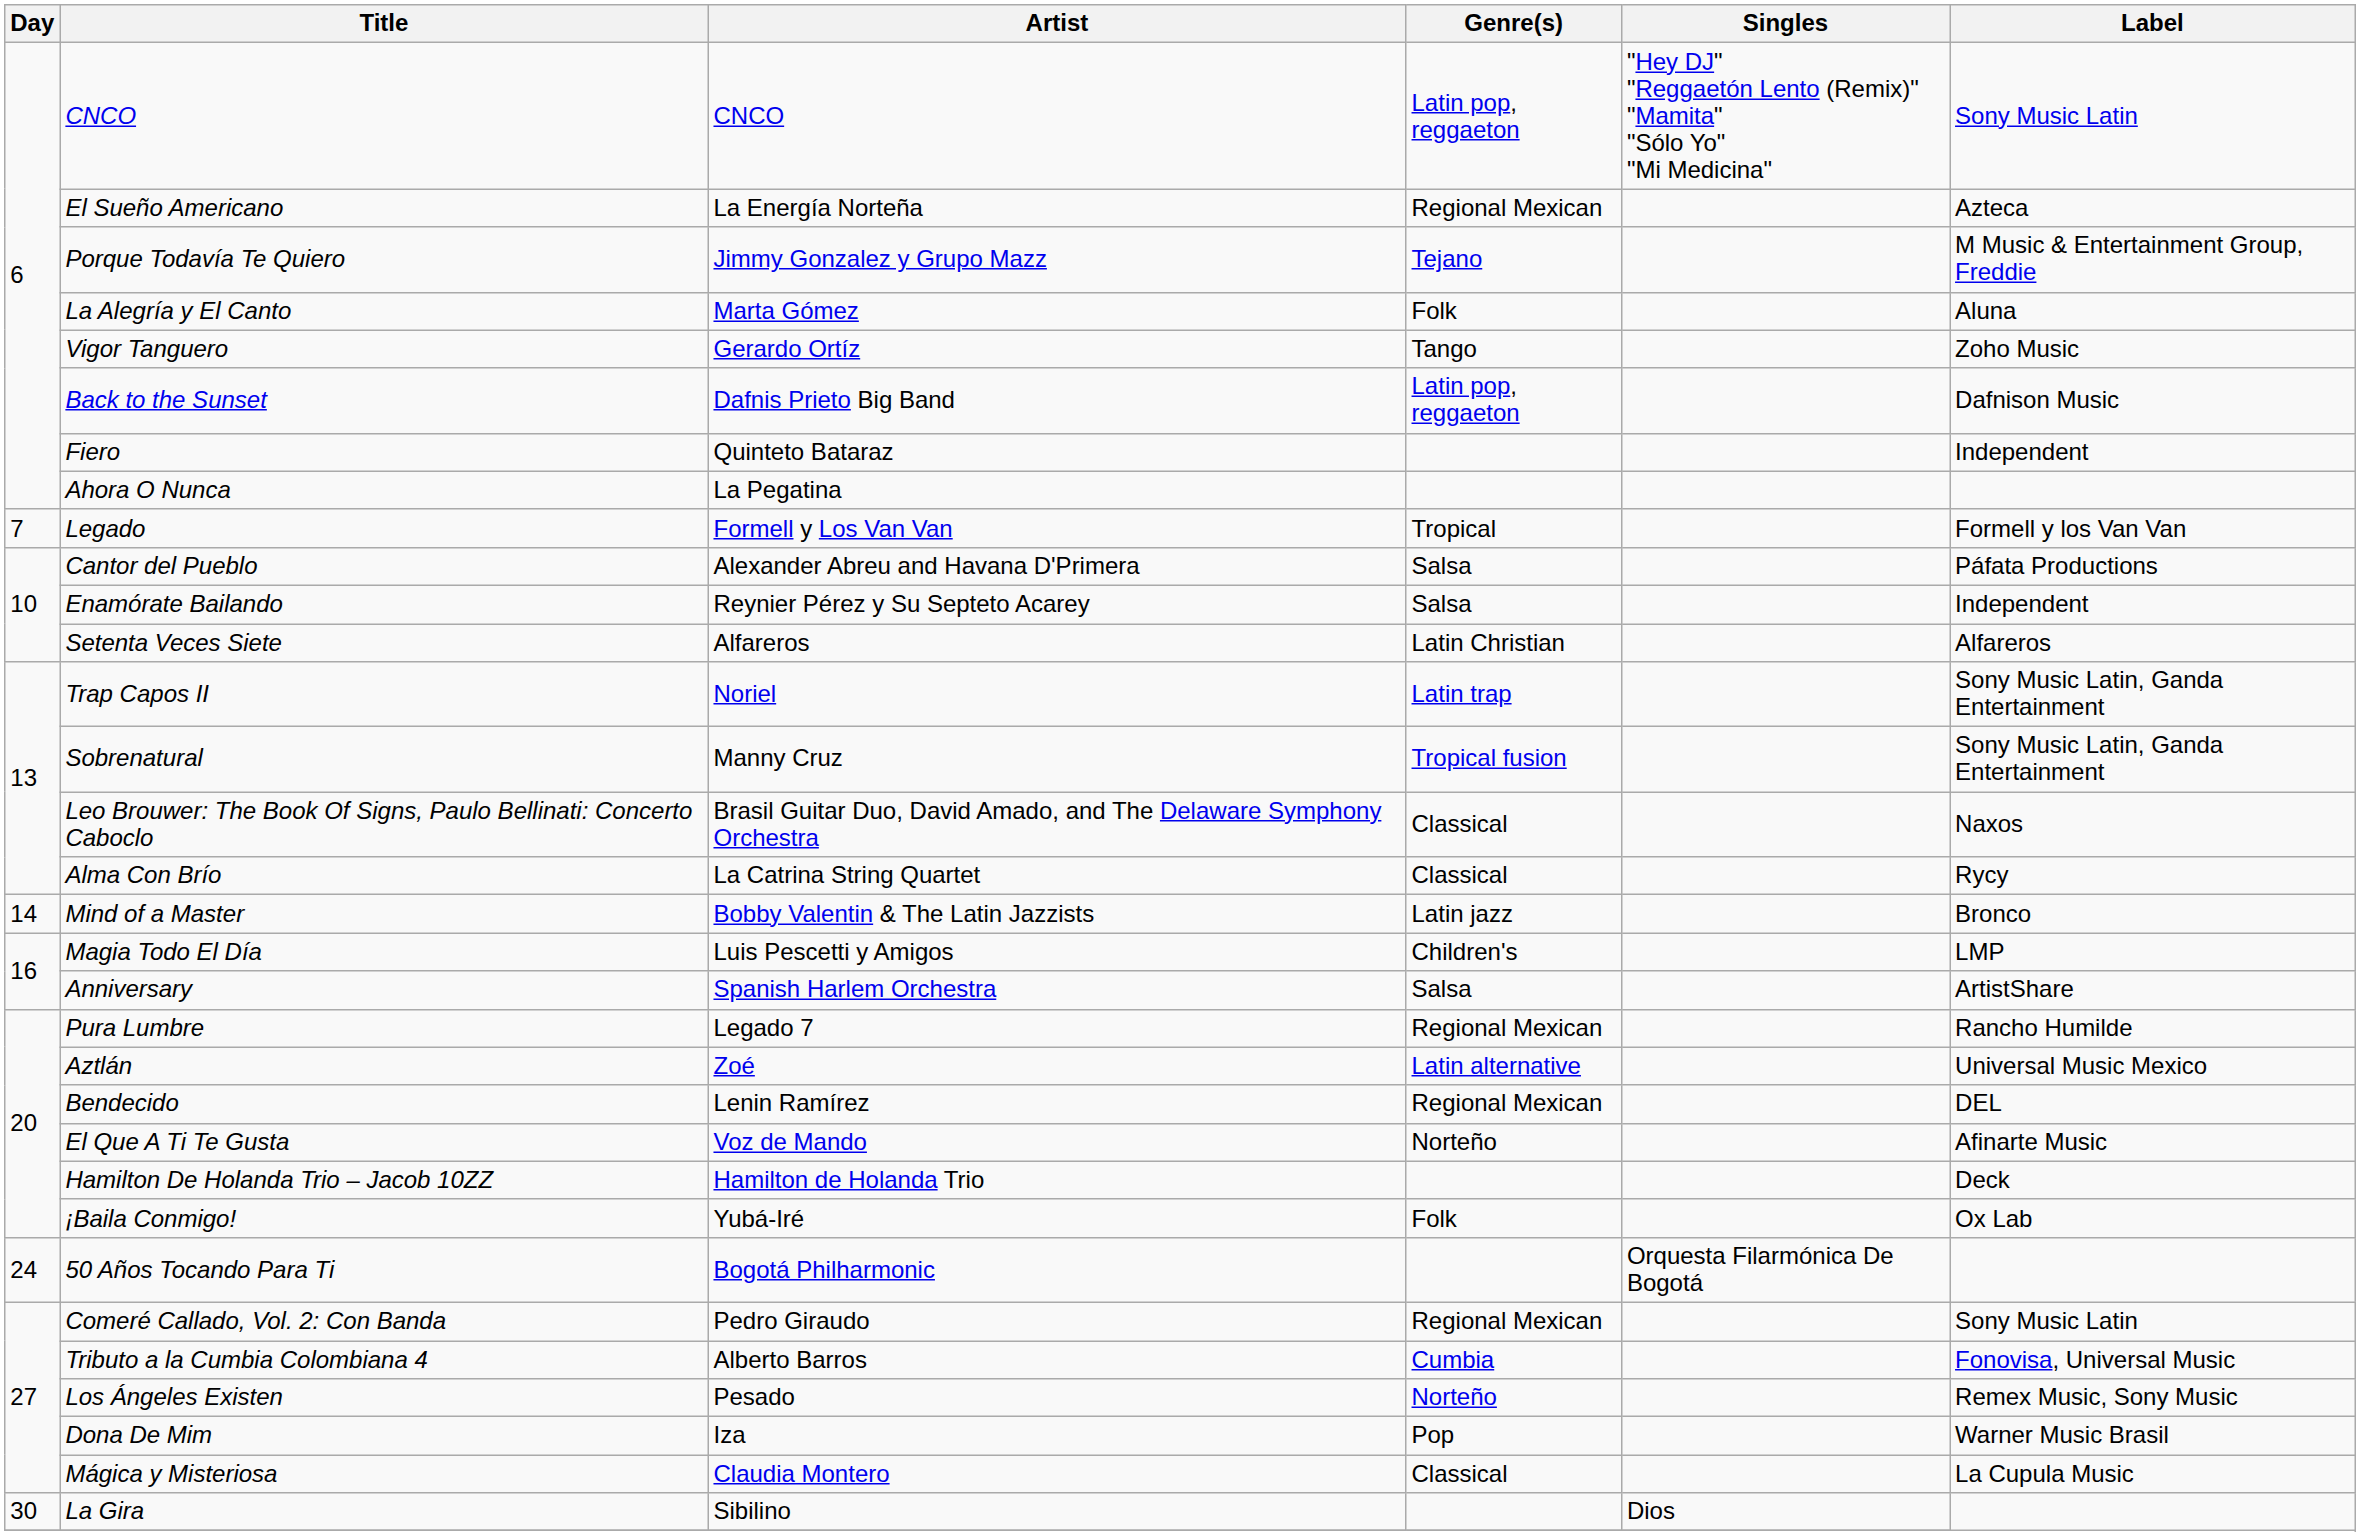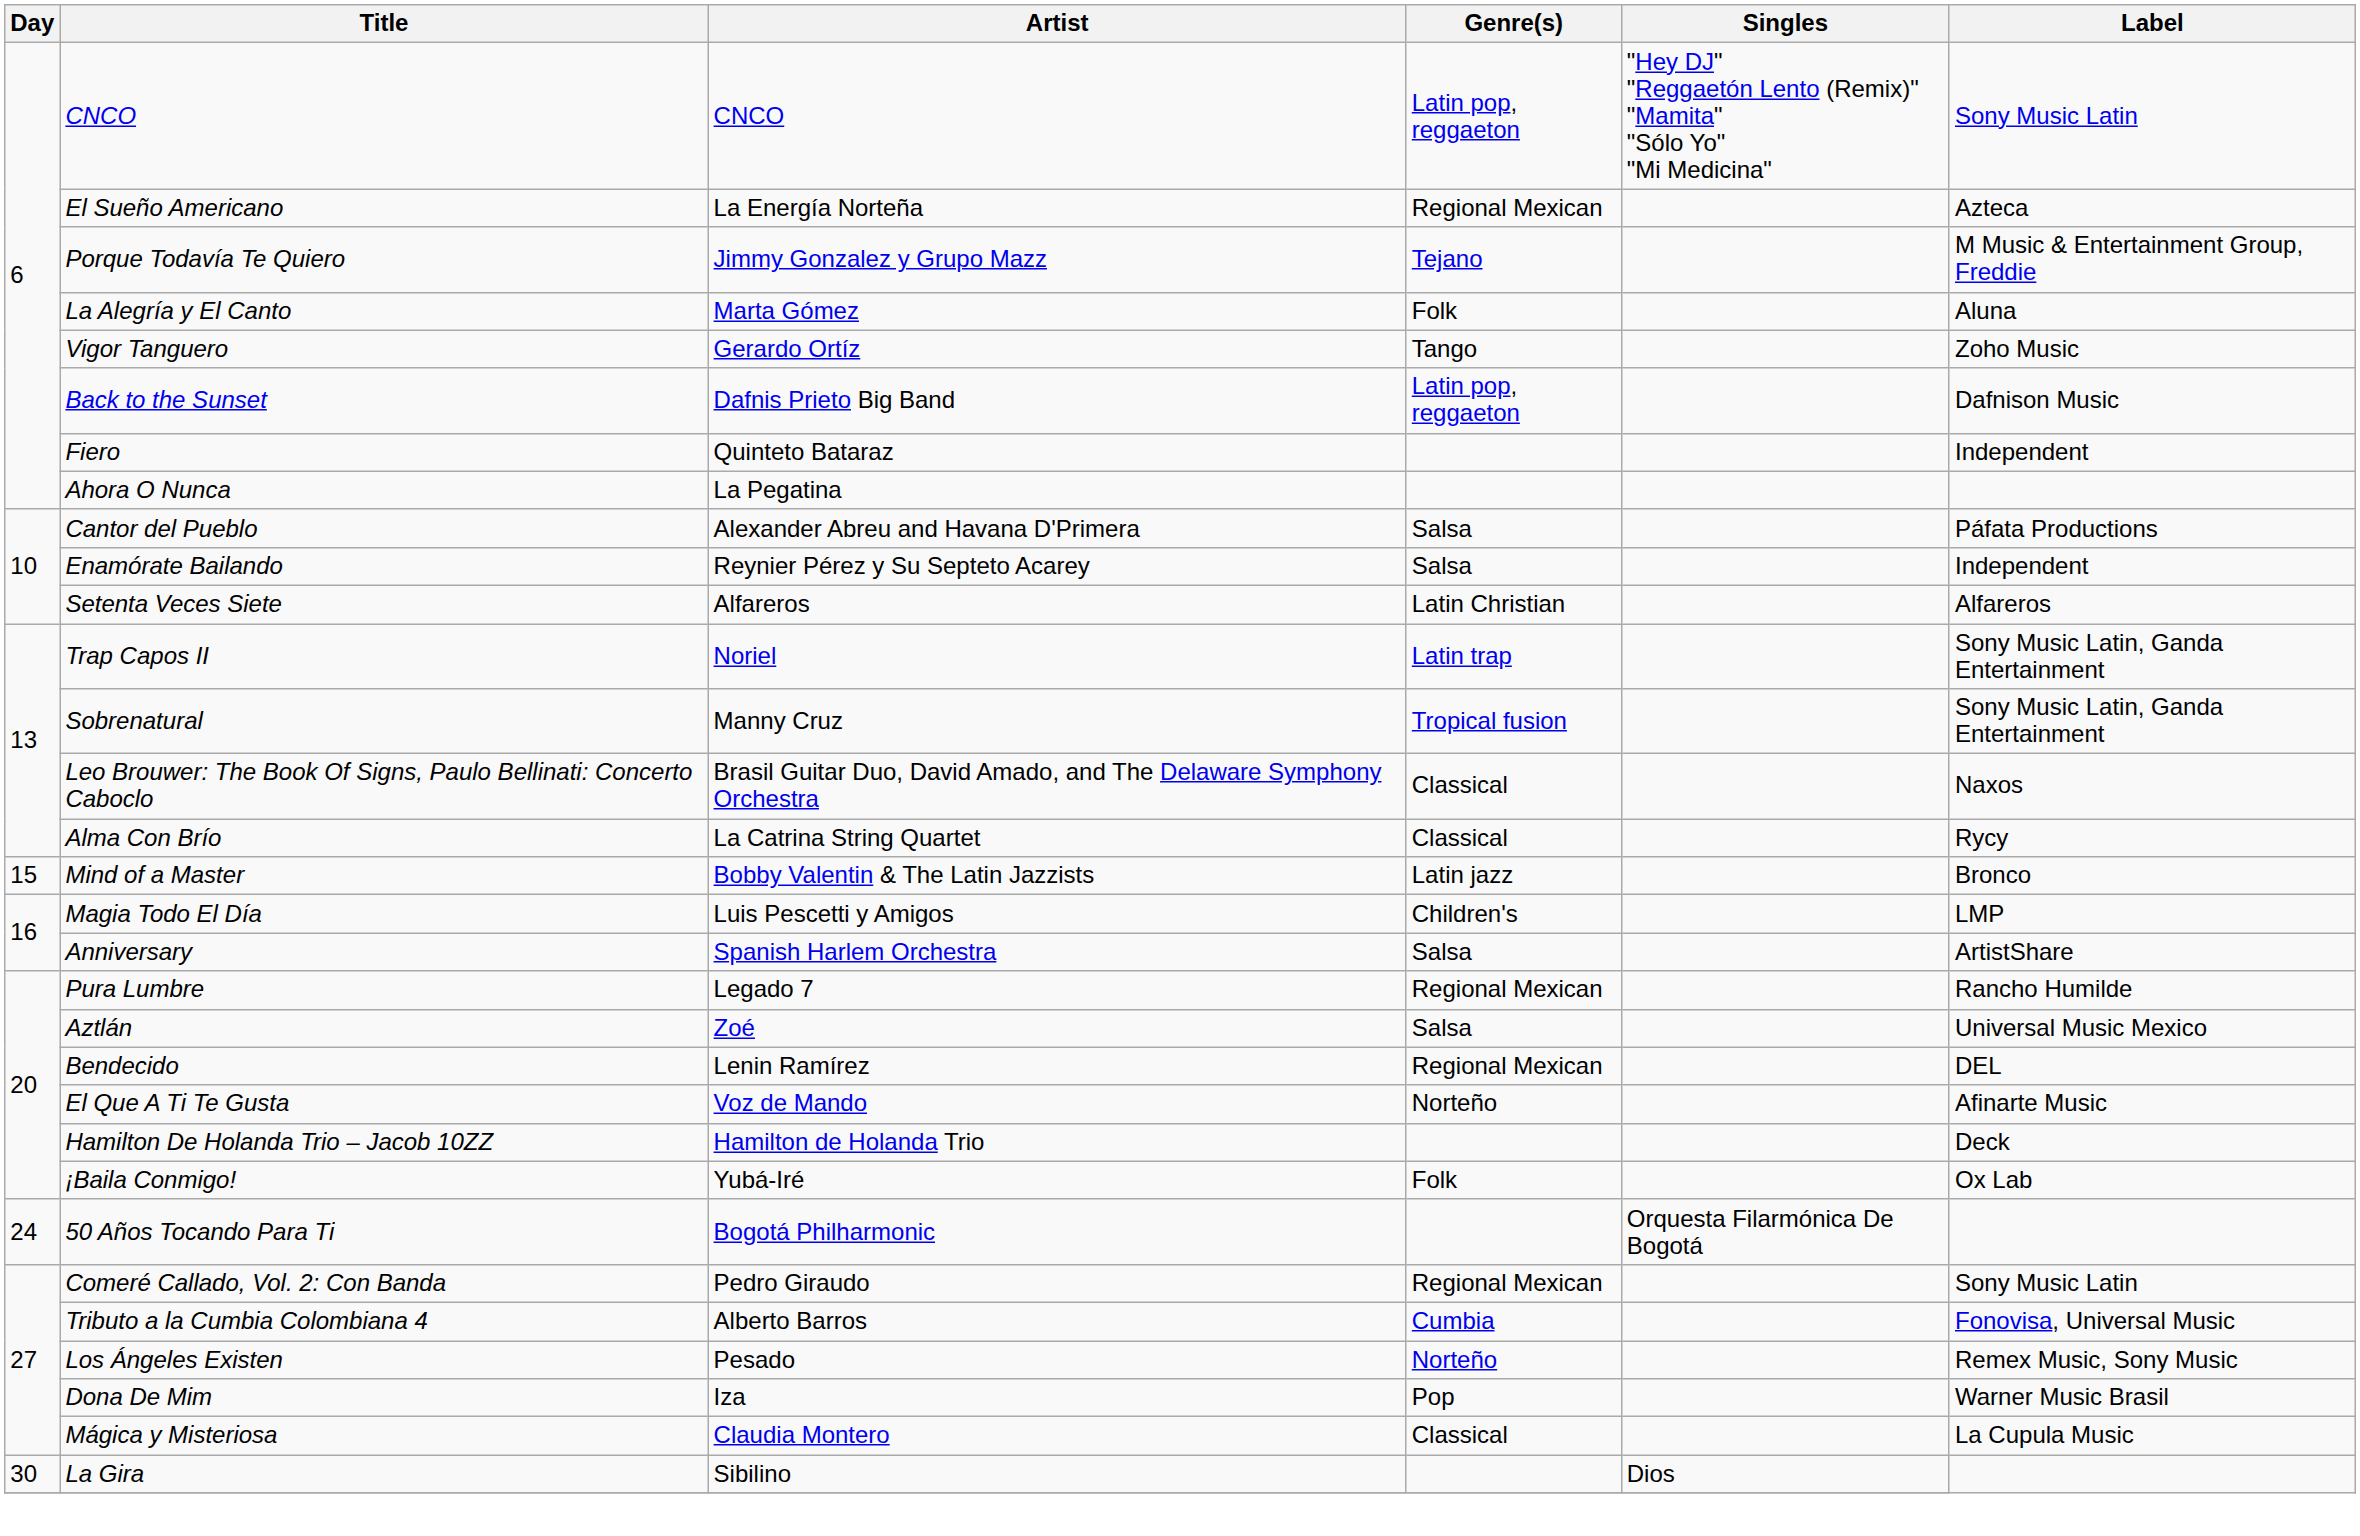- row: (105, 528)
(24, 913) 14 -> (24, 875) 15
(1496, 1065) Latin alternative -> (1442, 1027) Salsa
